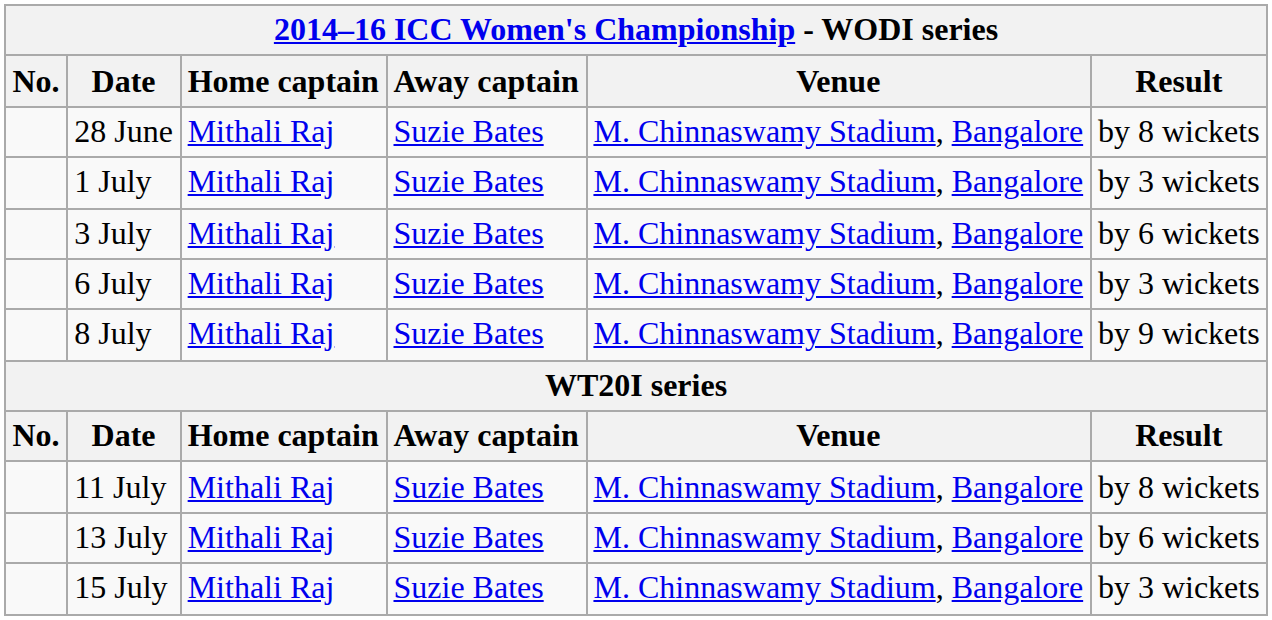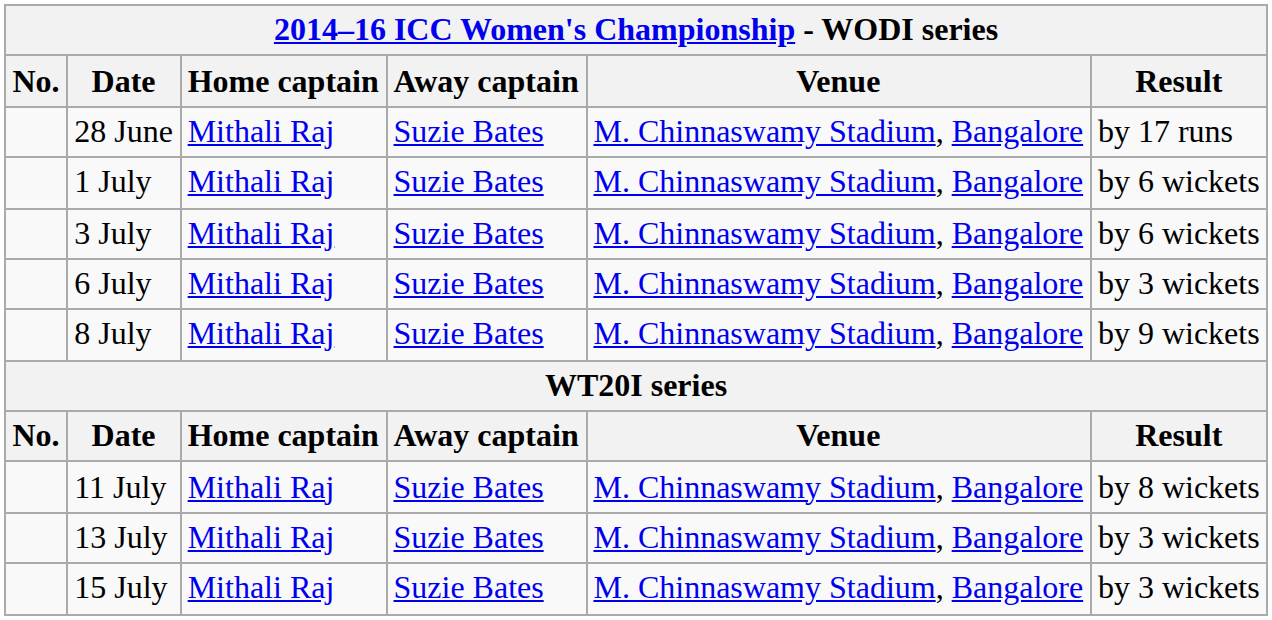(1179, 131) by 8 wickets -> (1165, 131) by 17 runs
(1179, 182) by 3 wickets -> (1179, 182) by 6 wickets
(1179, 537) by 6 wickets -> (1179, 537) by 3 wickets
